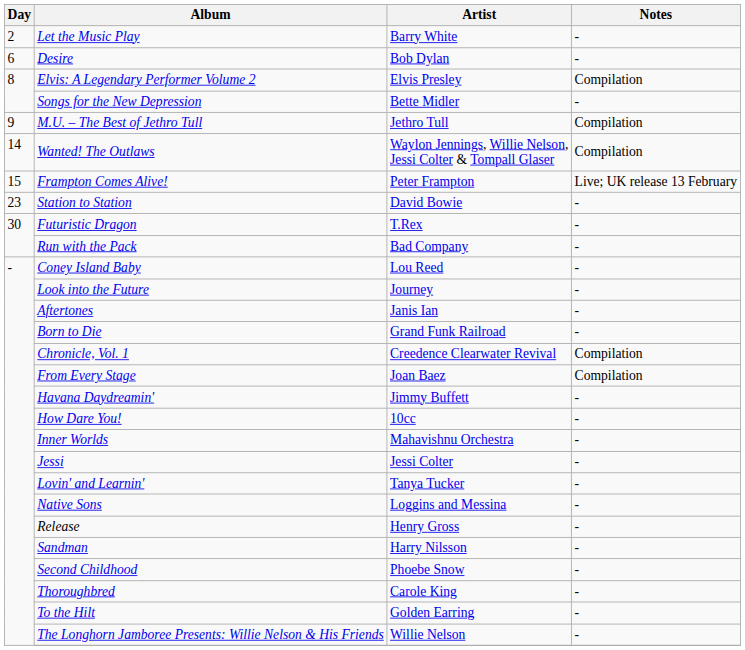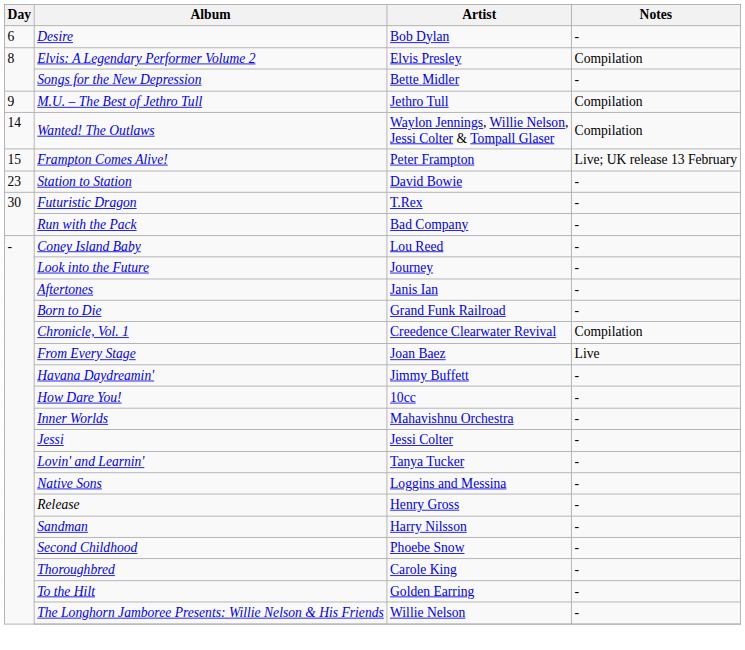- row: (88, 36)
(609, 375) Compilation -> (587, 354) Live
